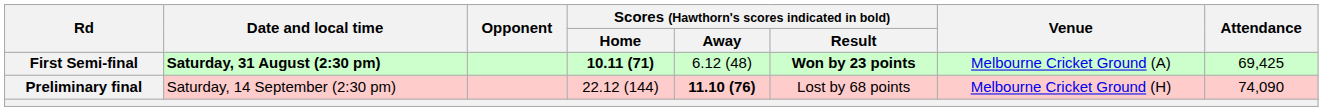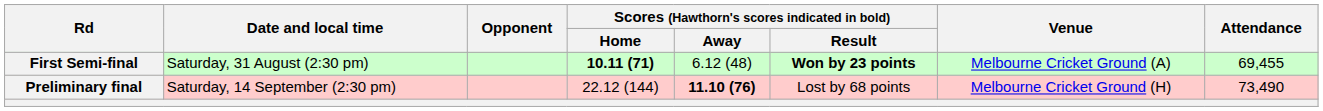(274, 64) bold -> (268, 64) normal
(1261, 64) 69,425 -> (1261, 64) 69,455
(1261, 88) 74,090 -> (1261, 88) 73,490
